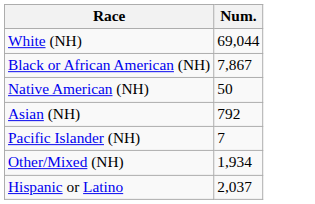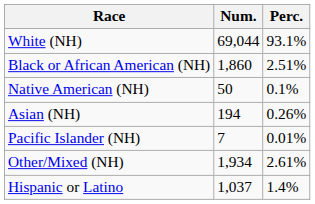+ column: (286, 16)
(235, 65) 7,867 -> (235, 65) 1,860
(229, 114) 792 -> (229, 114) 194
(235, 187) 2,037 -> (235, 187) 1,037
